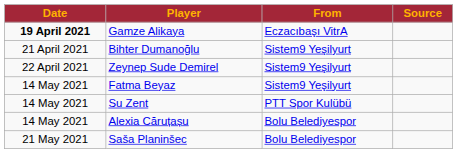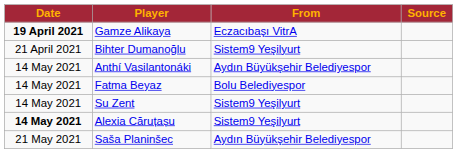- row: (163, 67)
+ row: (143, 67)
(308, 85) Sistem9 Yeşilyurt -> (260, 85) Bolu Belediyespor
(308, 103) PTT Spor Kulübü -> (257, 103) Sistem9 Yeşilyurt
(55, 121) normal -> (48, 121) bold
(310, 121) Bolu Belediyespor -> (257, 121) Sistem9 Yeşilyurt
(310, 139) Bolu Belediyespor -> (292, 139) Aydın Büyükşehir Belediyespor
